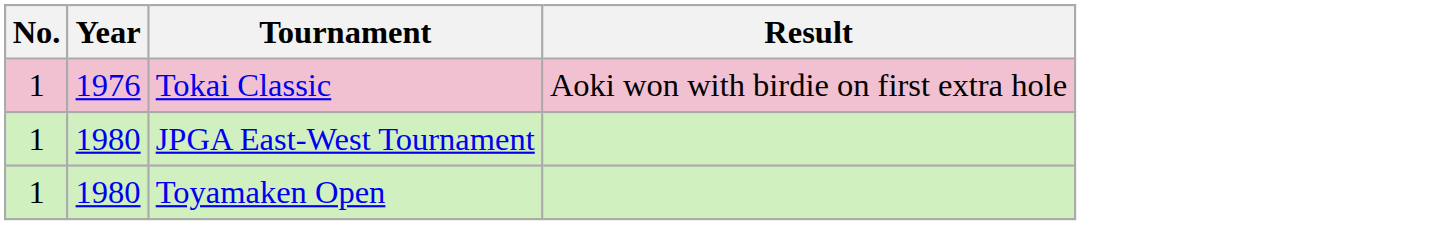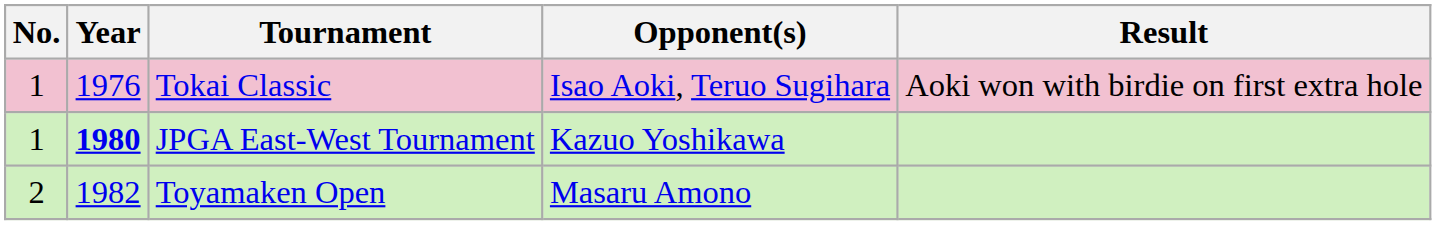+ column: (720, 31)
(108, 138) normal -> (108, 138) bold
(37, 192) 1 -> (37, 192) 2
(108, 192) 1980 -> (108, 192) 1982
